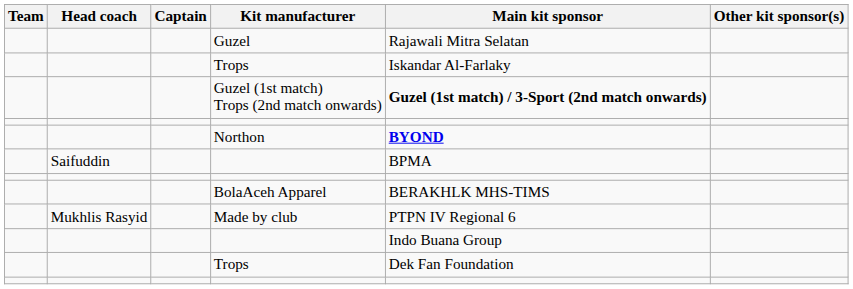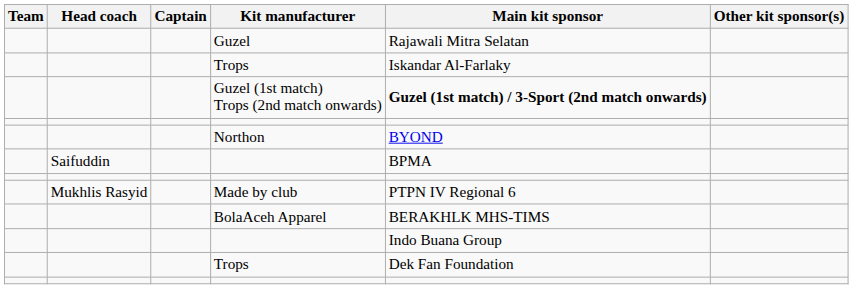(416, 137) bold -> (416, 137) normal
rows swapped: (99, 216) <-> (99, 192)
